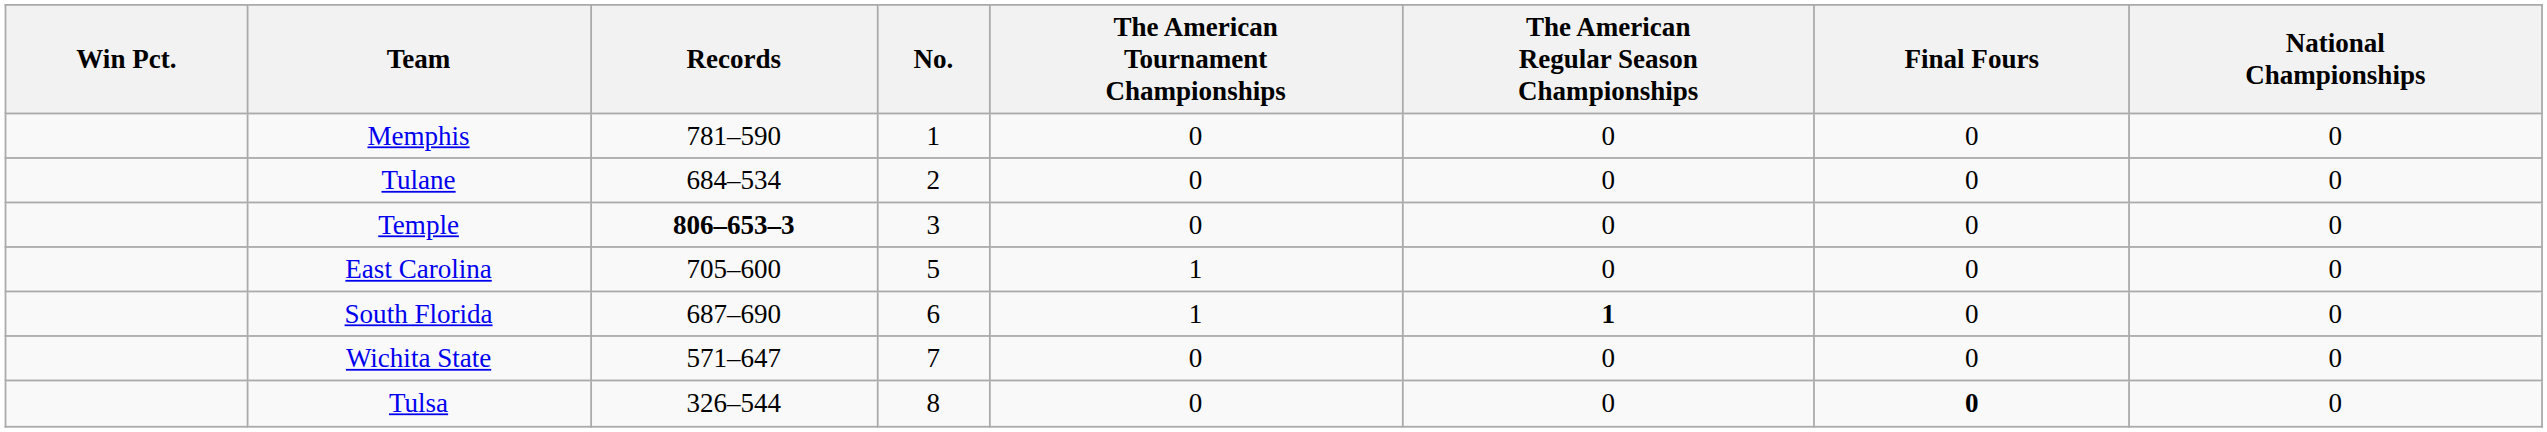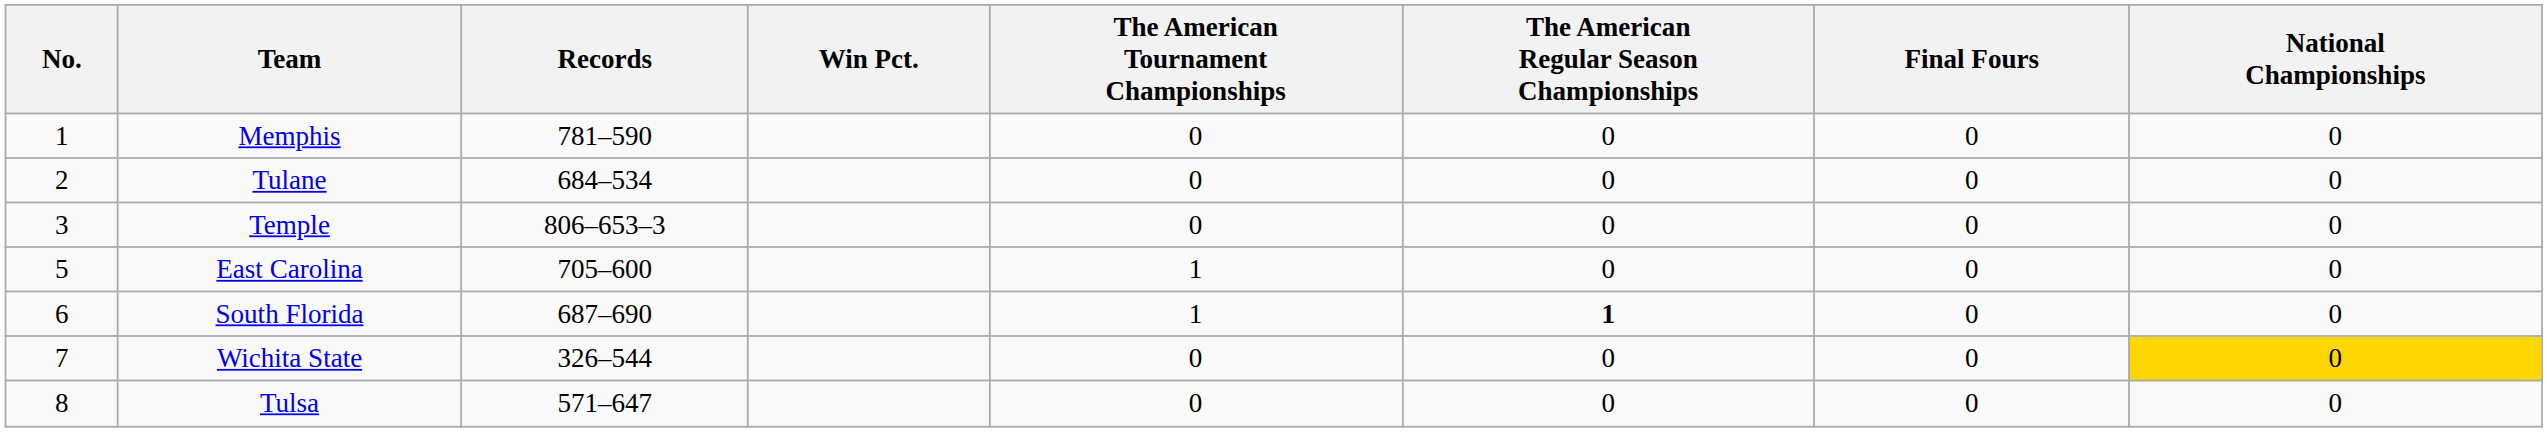columns swapped: (933, 59) <-> (126, 59)
(734, 224) bold -> (605, 224) normal
(734, 358) 571–647 -> (605, 358) 326–544
(2335, 358) no background -> (2335, 358) gold background
(734, 403) 326–544 -> (605, 403) 571–647
(1972, 403) bold -> (1972, 403) normal
